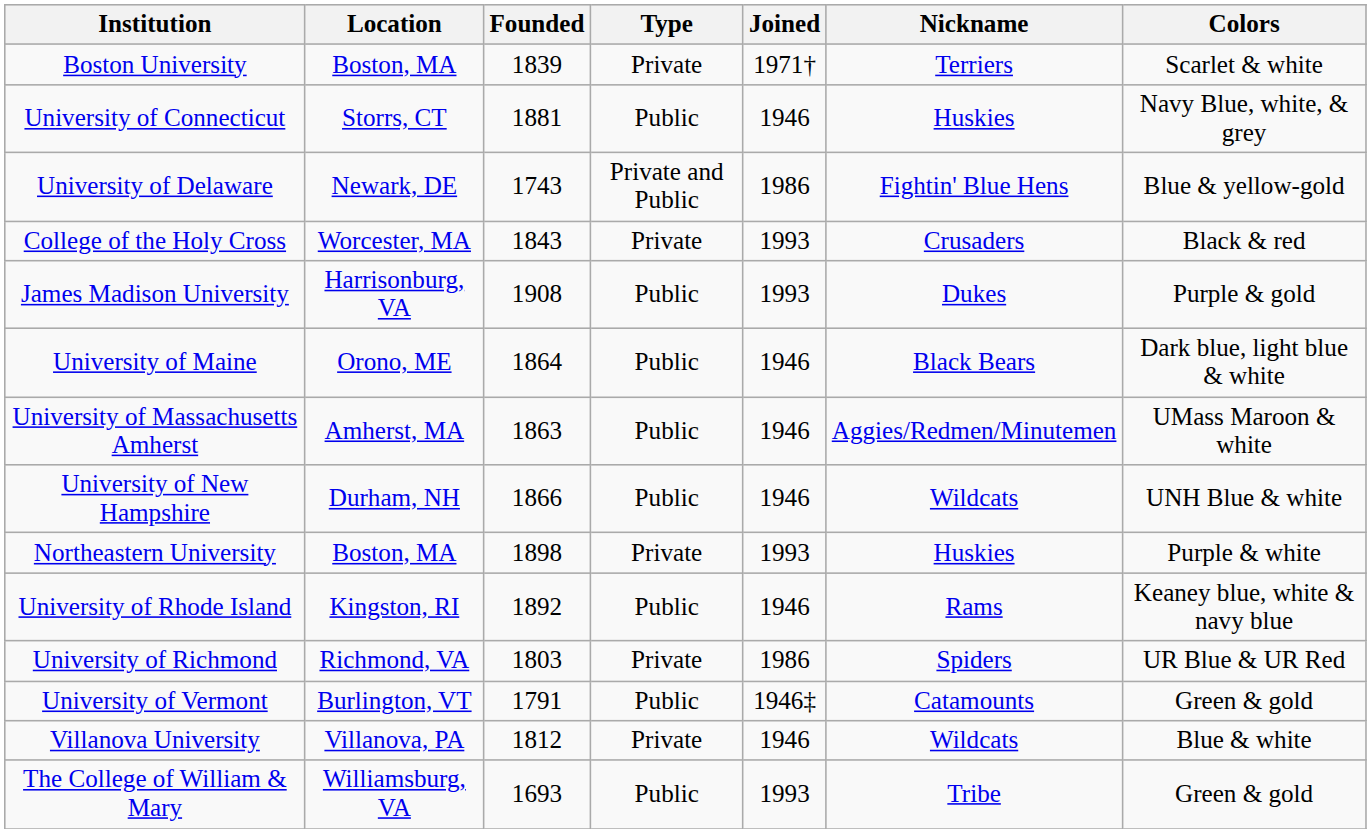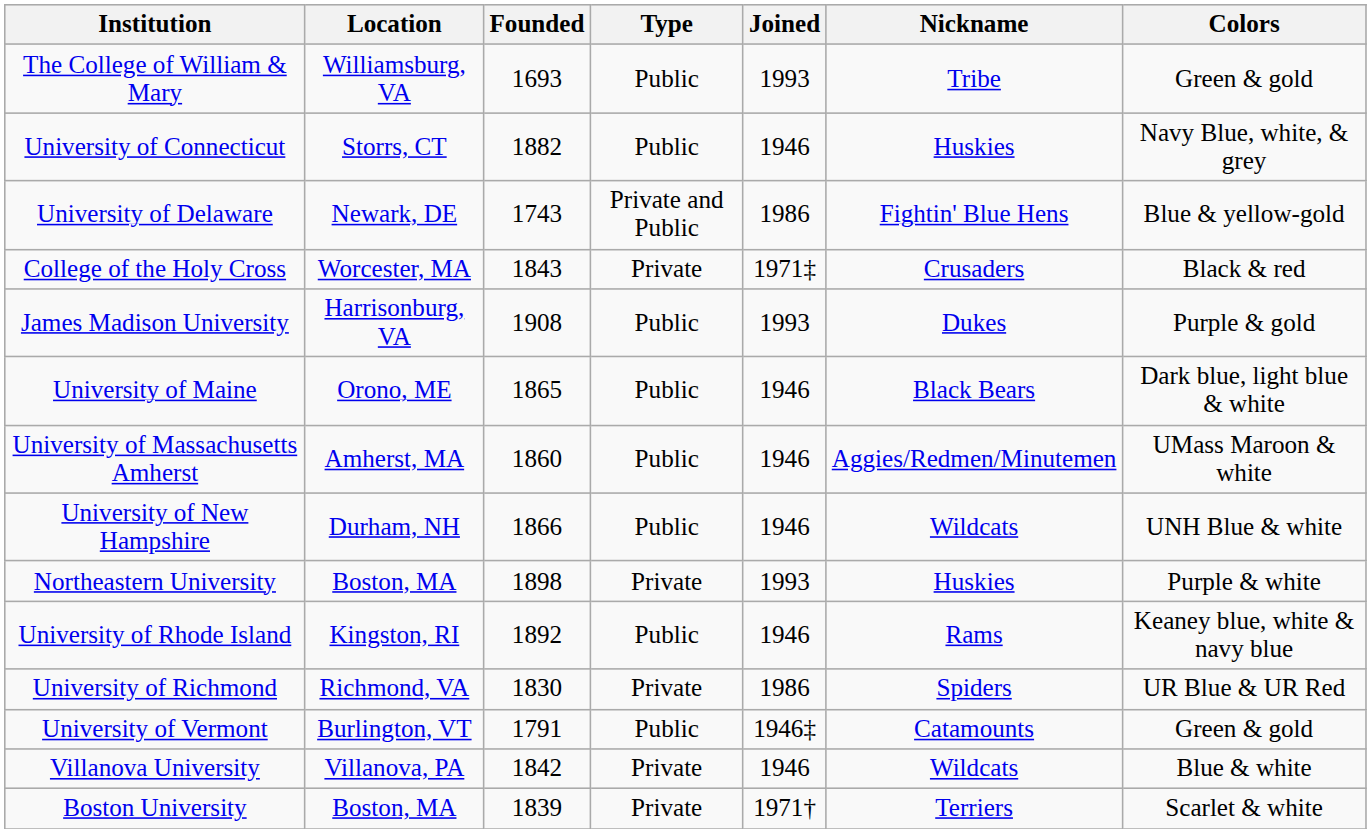rows swapped: (155, 64) <-> (155, 794)
(537, 118) 1881 -> (537, 146) 1882
(785, 240) 1993 -> (785, 268) 1971‡
(537, 362) 1864 -> (537, 390) 1865
(537, 430) 1863 -> (537, 458) 1860
(537, 660) 1803 -> (537, 688) 1830
(537, 740) 1812 -> (537, 768) 1842
